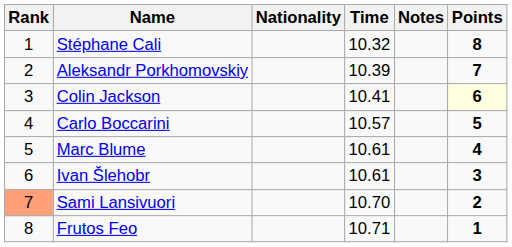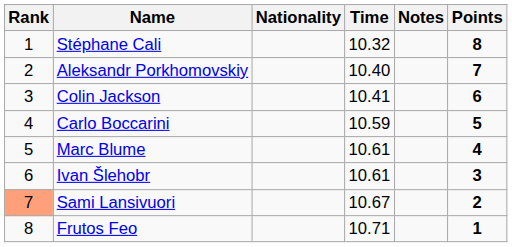(369, 70) 10.39 -> (369, 70) 10.40
(477, 96) lightyellow background -> (477, 96) no background
(369, 123) 10.57 -> (369, 123) 10.59
(369, 202) 10.70 -> (369, 202) 10.67
